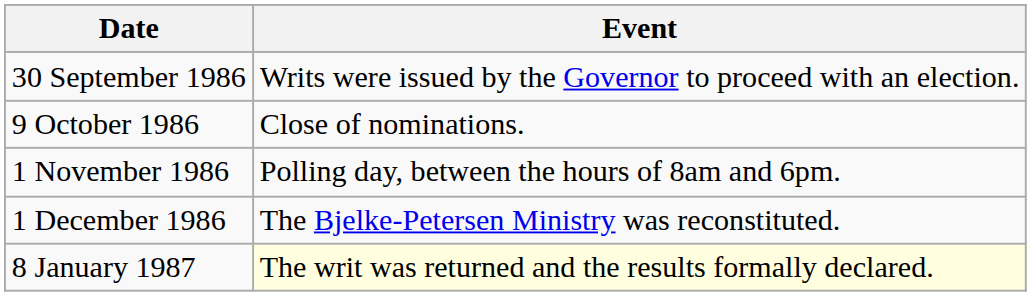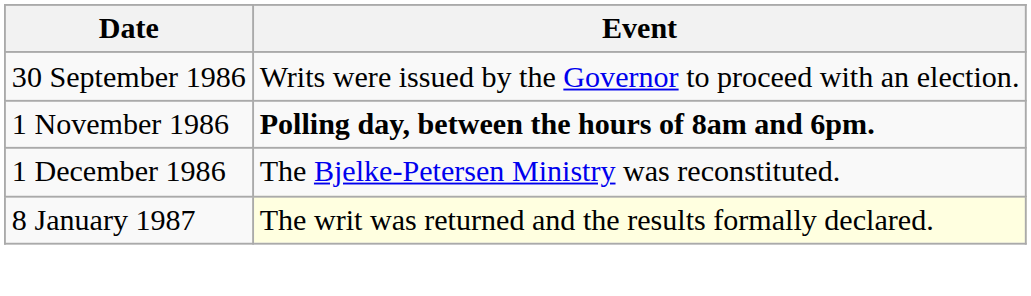- row: (105, 123)
(550, 171) normal -> (567, 123) bold
